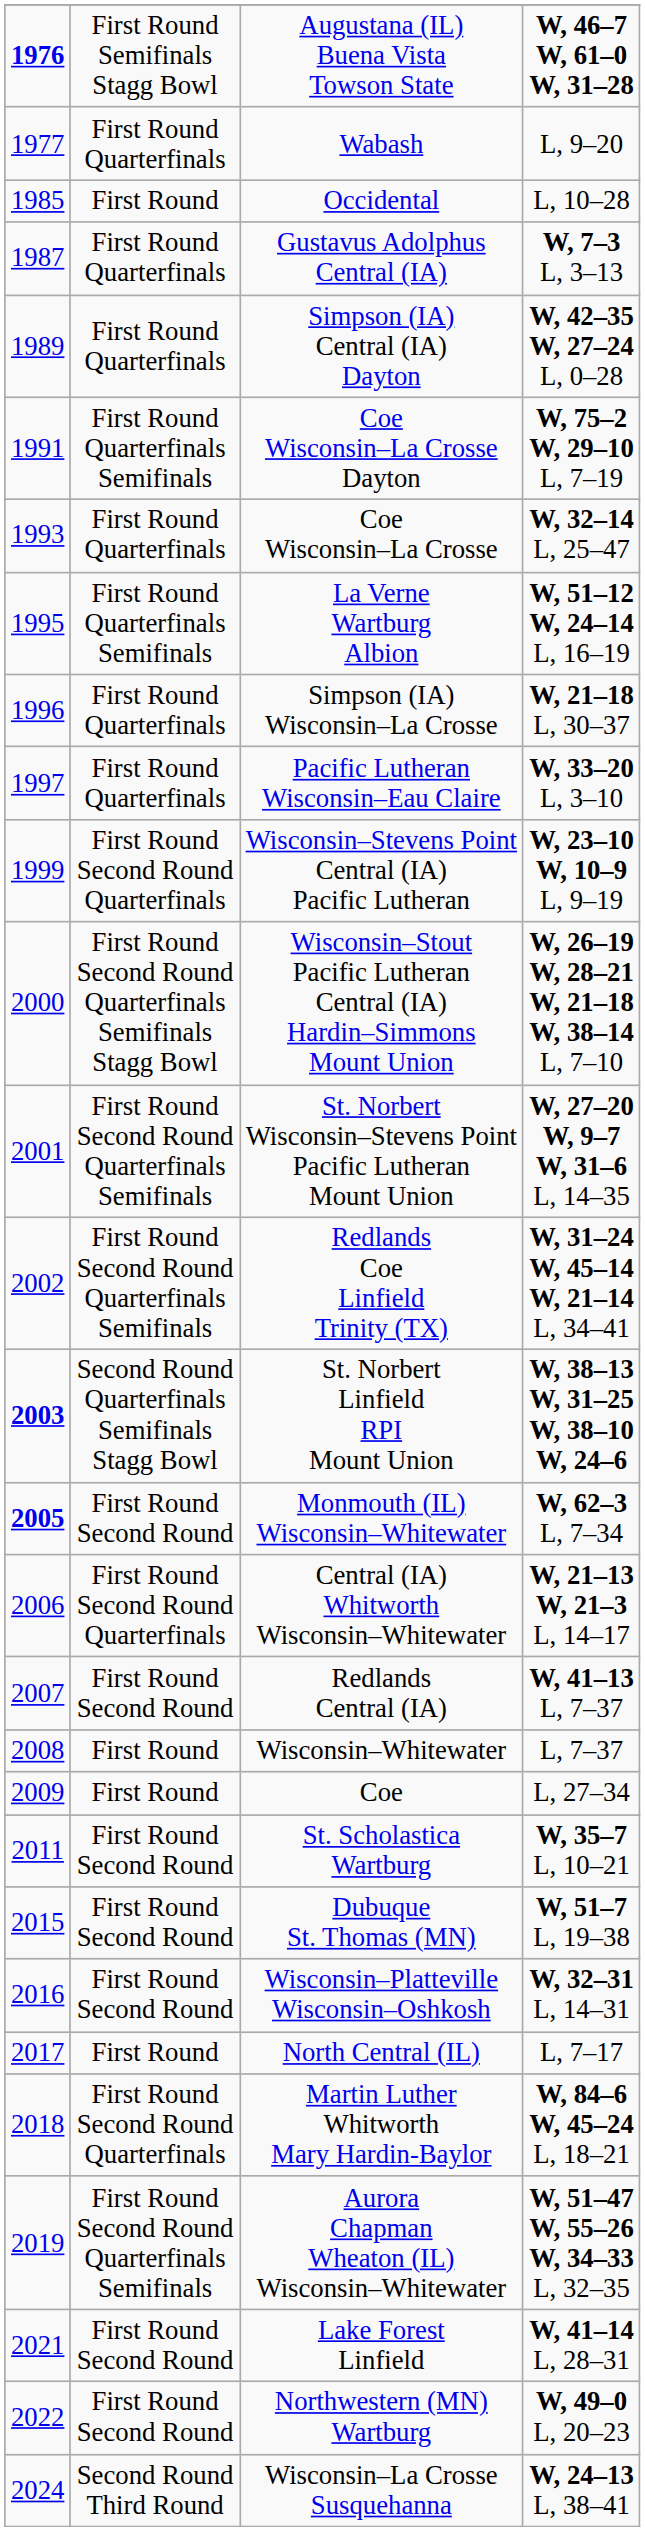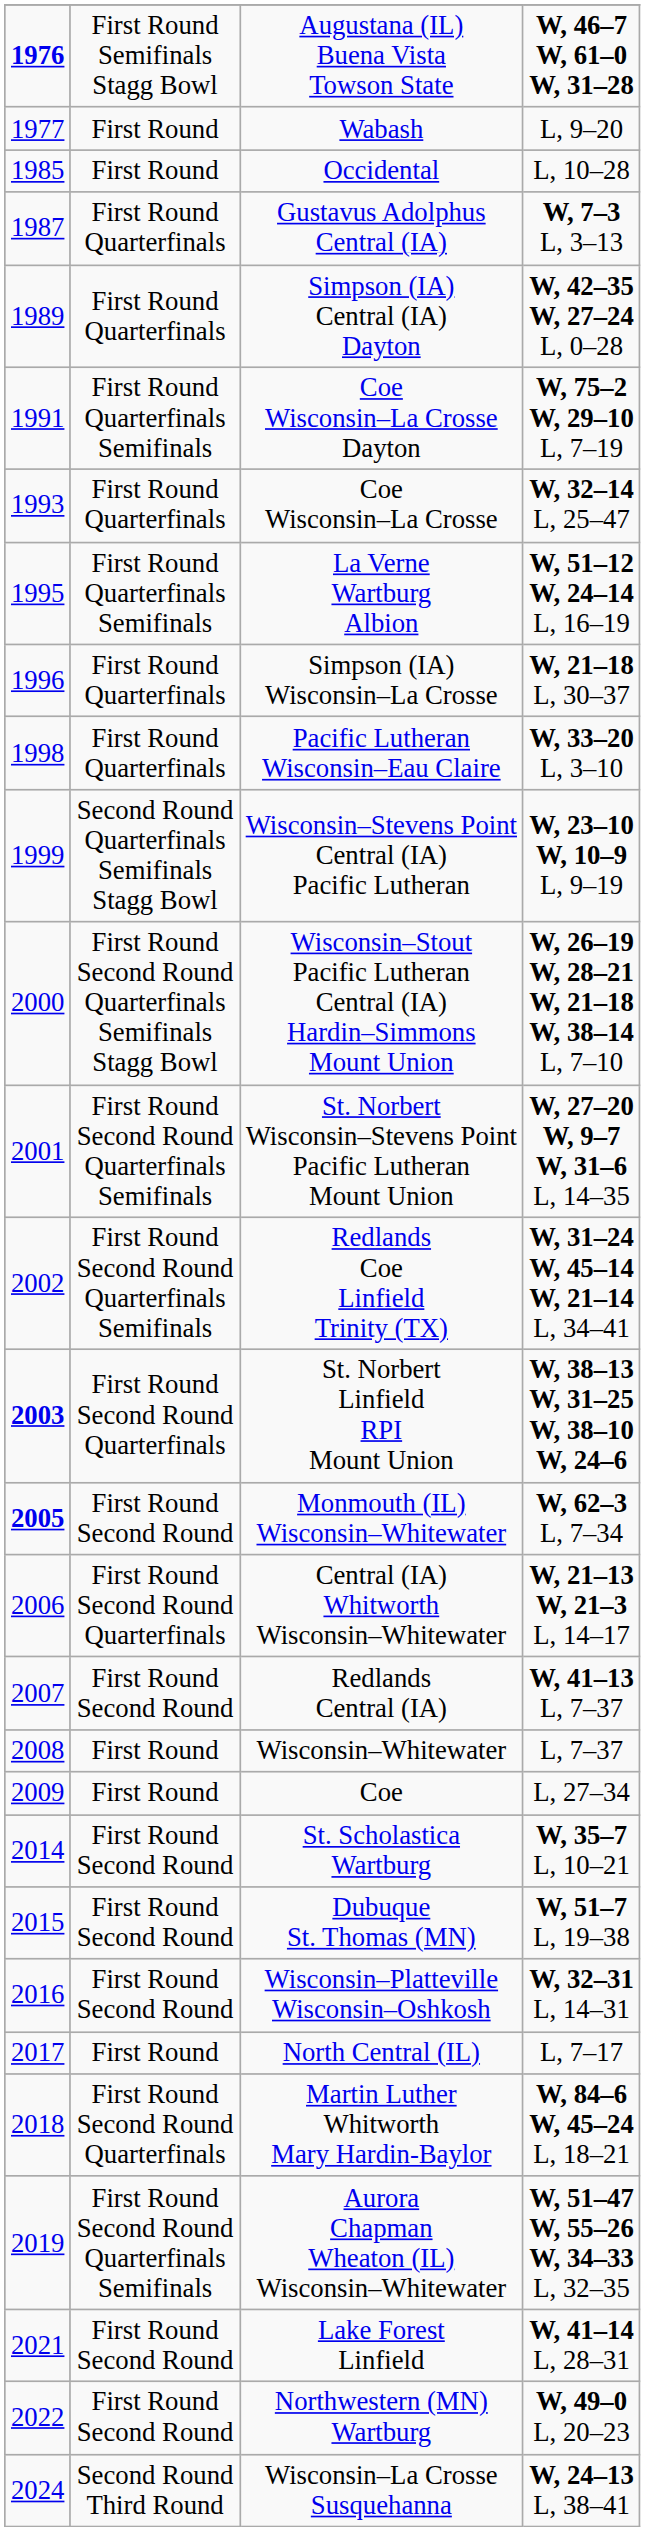(155, 143) First Round Quarterfinals -> (155, 128) First Round
(38, 782) 1997 -> (38, 752) 1998
(155, 870) First Round Second Round Quarterfinals -> (155, 855) Second Round Quarterfinals Semifinals Stagg Bowl
(155, 1415) Second Round Quarterfinals Semifinals Stagg Bowl -> (155, 1415) First Round Second Round Quarterfinals
(38, 1850) 2011 -> (38, 1850) 2014
